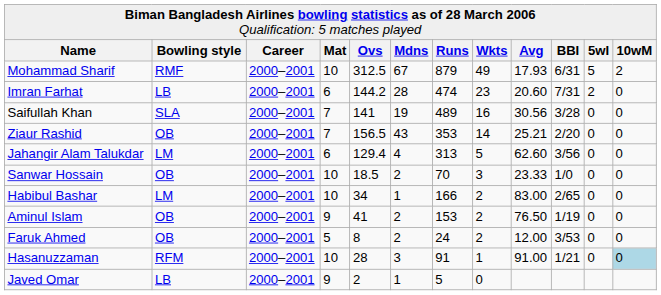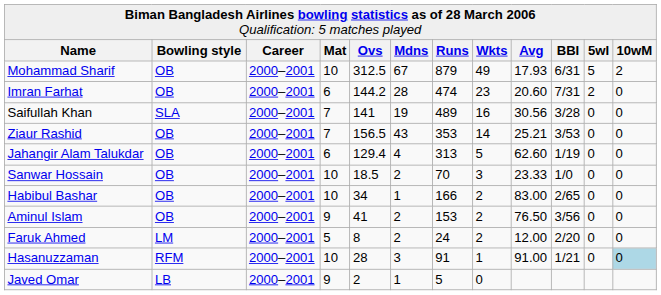(169, 71) RMF -> (164, 71) OB
(163, 92) LB -> (164, 92) OB
(567, 133) 2/20 -> (567, 133) 3/53
(164, 154) LM -> (164, 154) OB
(567, 154) 3/56 -> (567, 154) 1/19
(164, 196) LM -> (164, 196) OB
(567, 216) 1/19 -> (567, 216) 3/56
(164, 237) OB -> (164, 237) LM
(567, 237) 3/53 -> (567, 237) 2/20
